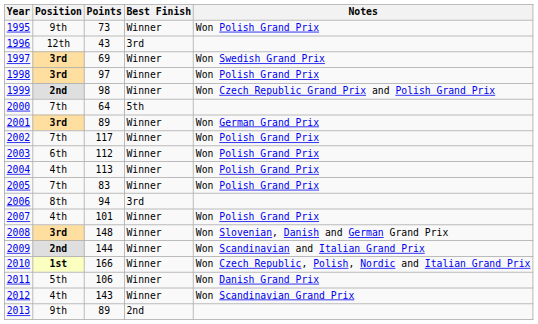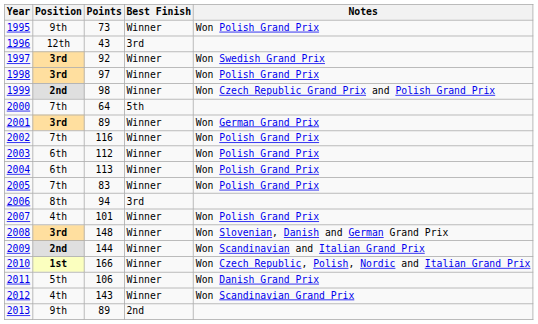(104, 60) 69 -> (104, 60) 92
(104, 139) 117 -> (104, 139) 116
(58, 170) 4th -> (58, 170) 6th
